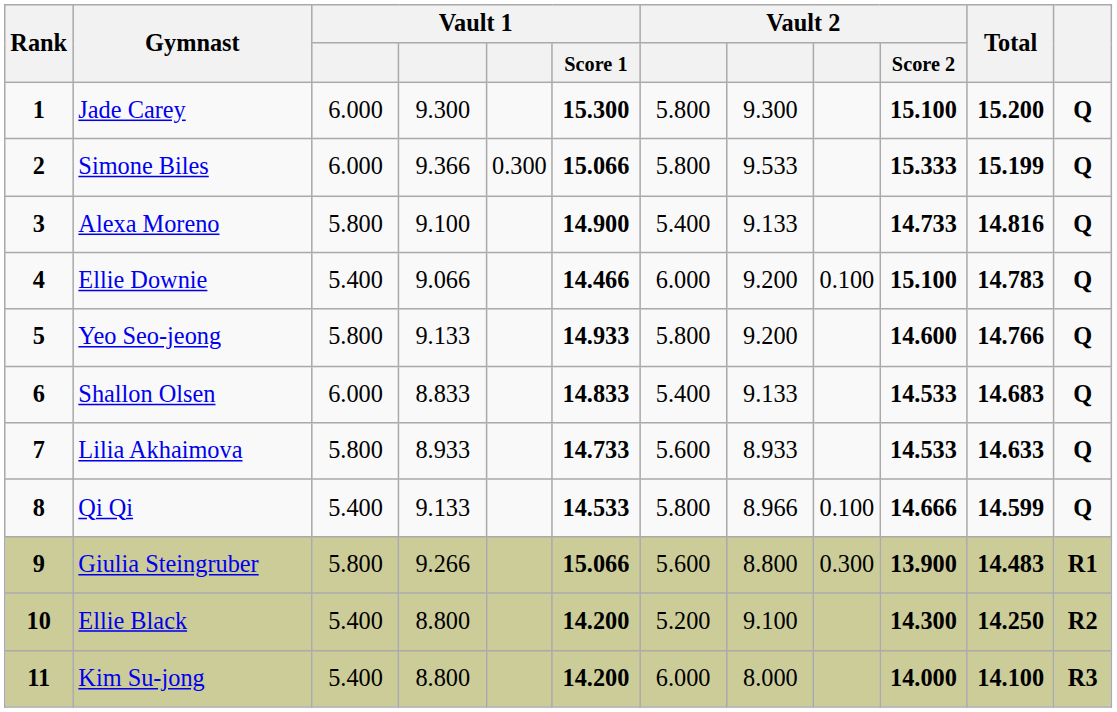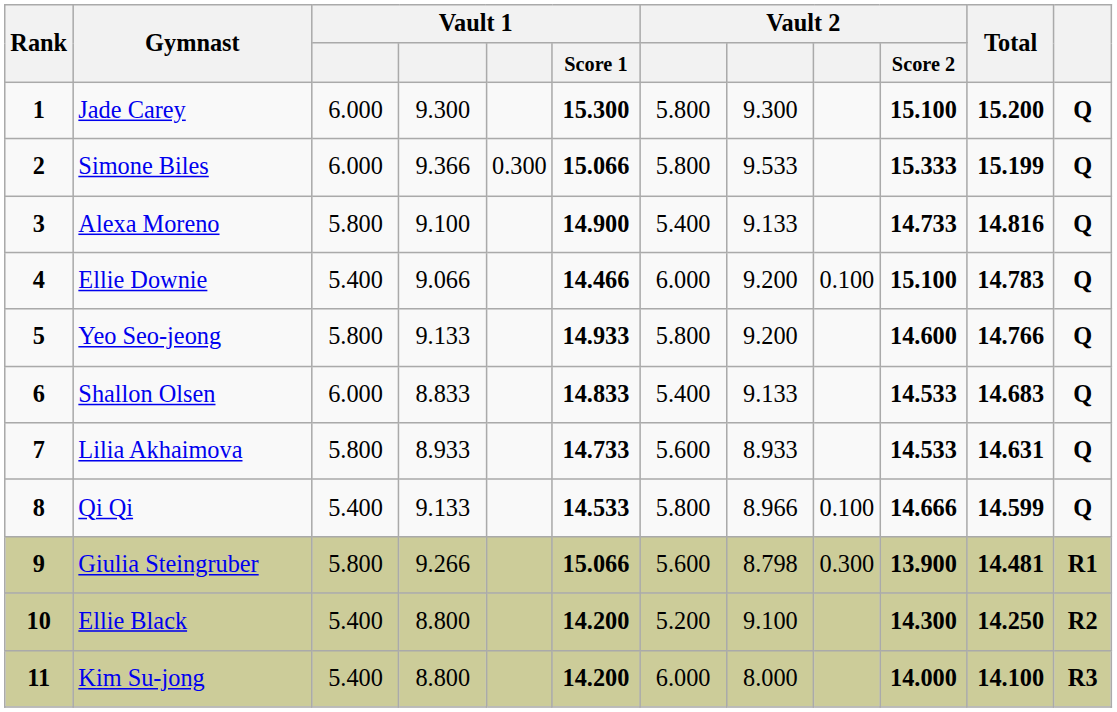(1011, 450) 14.633 -> (1011, 450) 14.631
(770, 564) 8.800 -> (770, 564) 8.798
(1011, 564) 14.483 -> (1011, 564) 14.481
